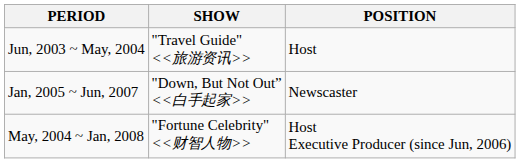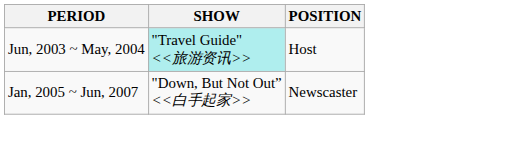(201, 48) no background -> (201, 48) paleturquoise background
- row: (76, 135)
